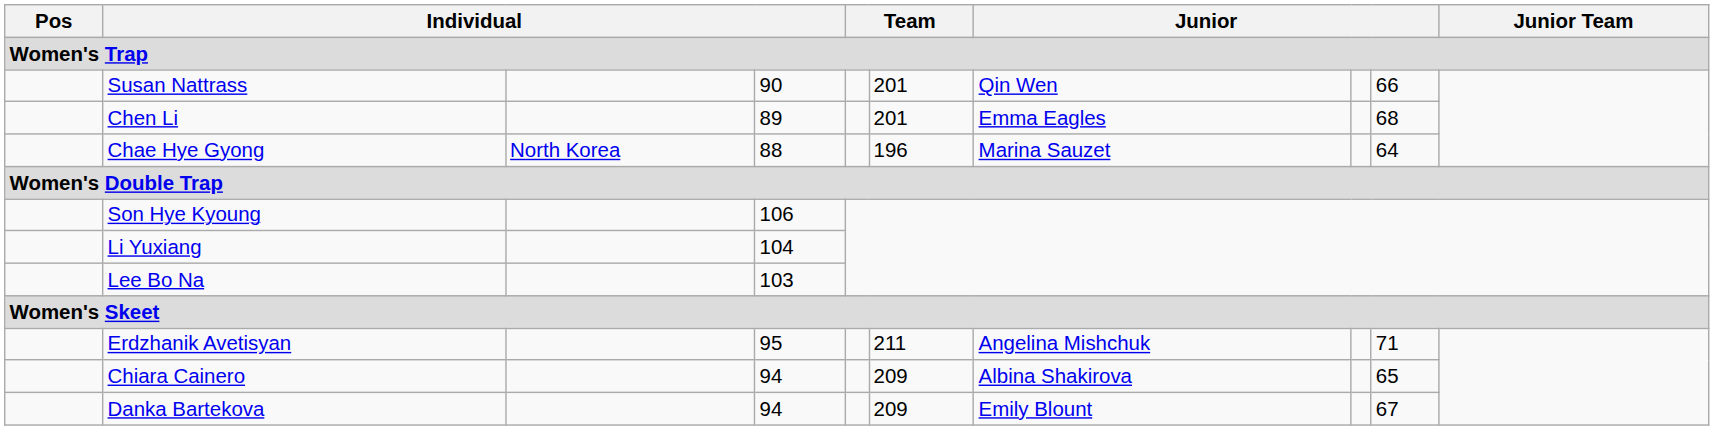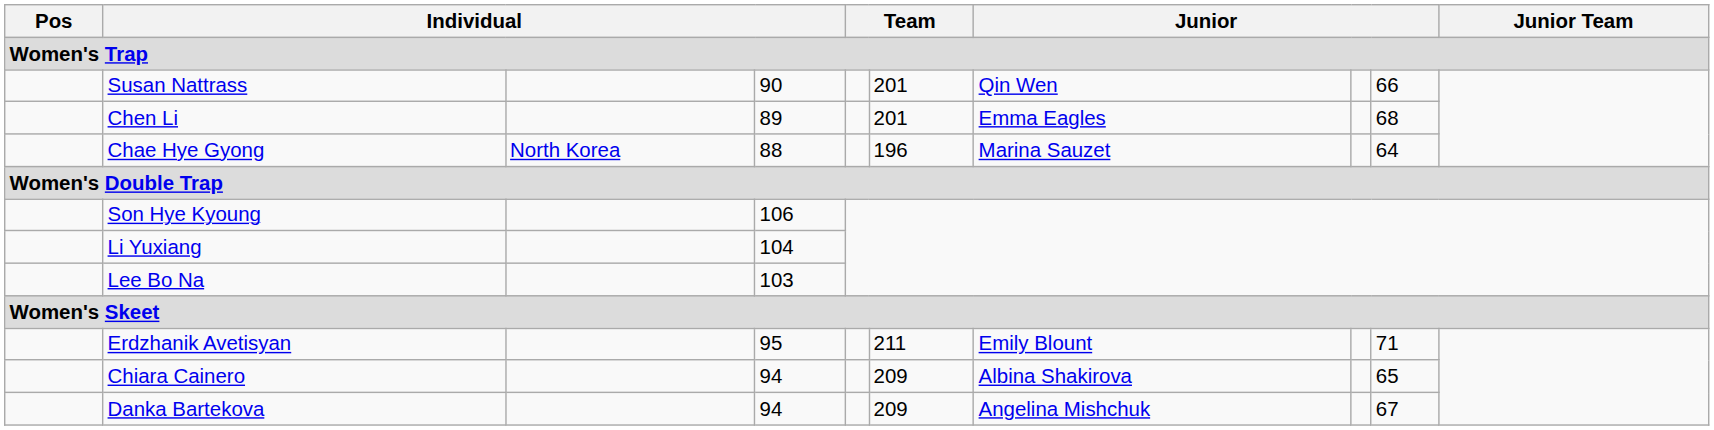(1064, 344) Angelina Mishchuk -> (1035, 344) Emily Blount
(1035, 409) Emily Blount -> (1064, 409) Angelina Mishchuk
